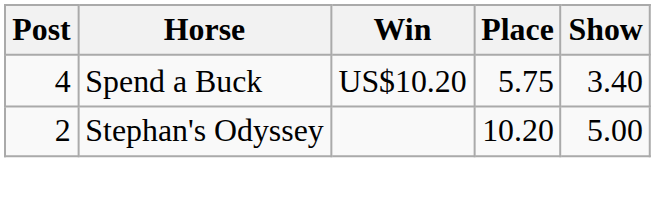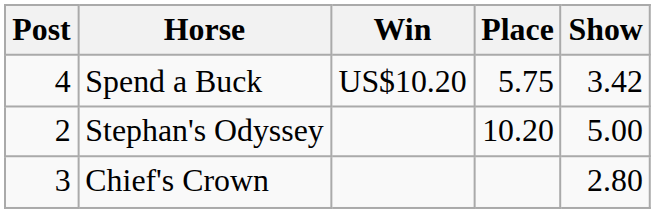(615, 80) 3.40 -> (615, 80) 3.42
+ row: (177, 181)
